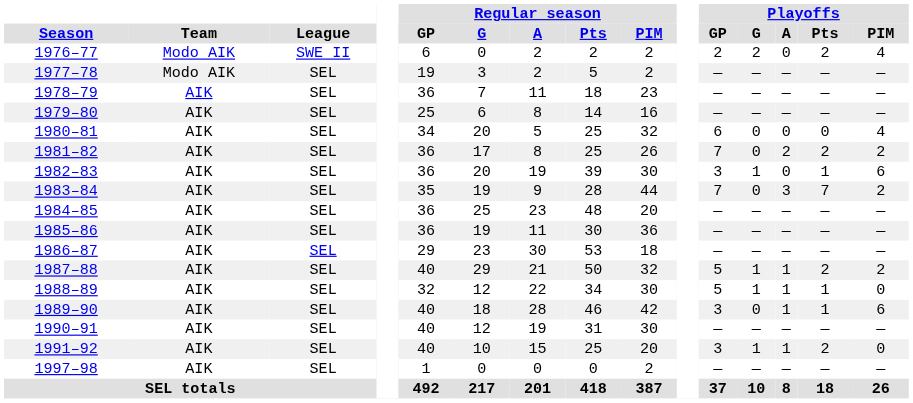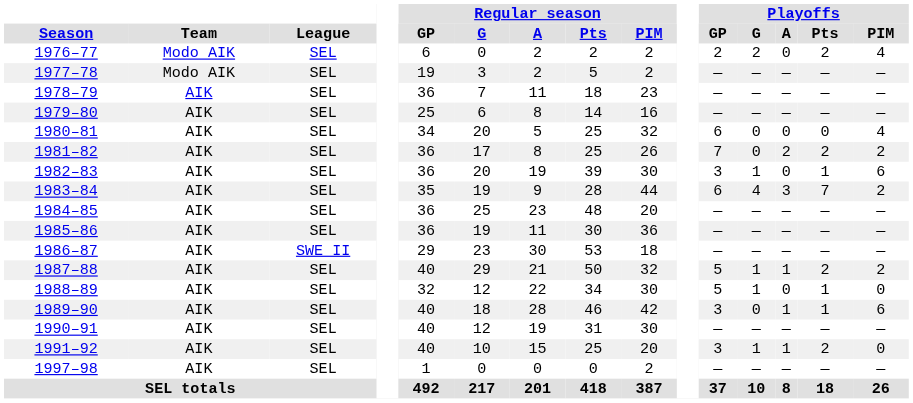(323, 53) SWE II -> (323, 53) SEL
(718, 191) 7 -> (718, 191) 6
(756, 191) 0 -> (756, 191) 4
(323, 250) SEL -> (323, 250) SWE II
(786, 290) 1 -> (786, 290) 0
